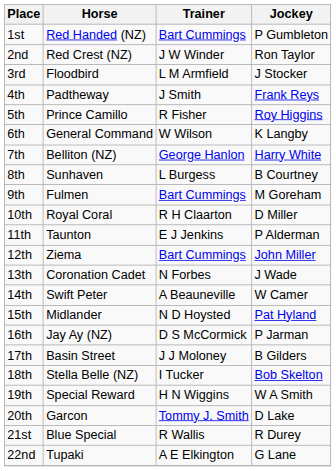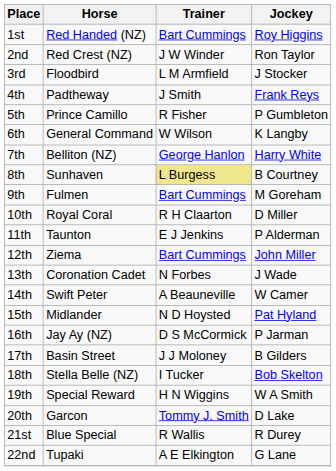(291, 34) P Gumbleton -> (289, 34) Roy Higgins
(289, 114) Roy Higgins -> (291, 114) P Gumbleton
(187, 174) no background -> (187, 174) khaki background
